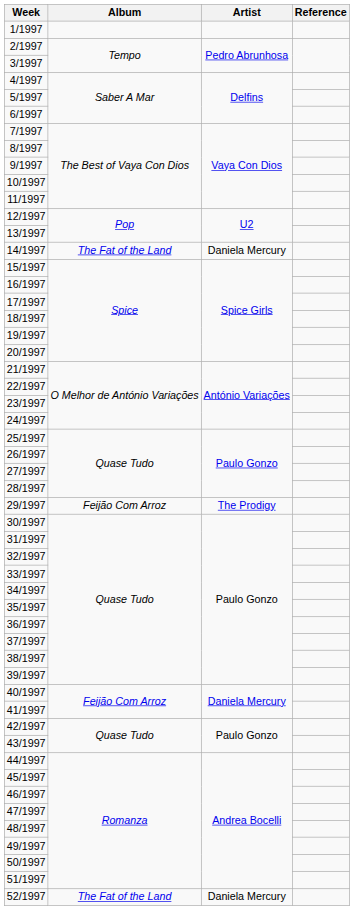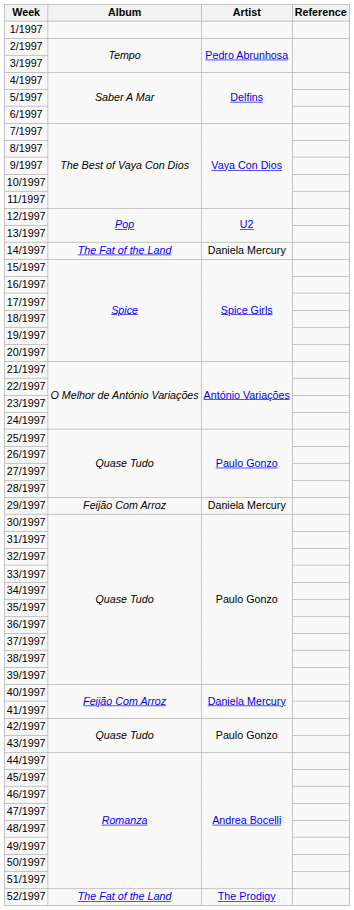(247, 506) The Prodigy -> (247, 506) Daniela Mercury
(247, 897) Daniela Mercury -> (247, 897) The Prodigy
